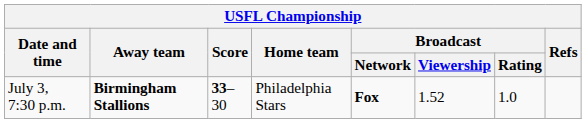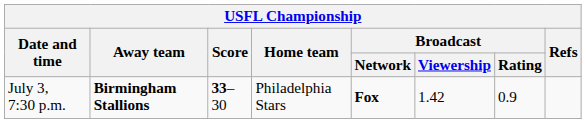(431, 97) 1.52 -> (431, 97) 1.42
(507, 97) 1.0 -> (507, 97) 0.9
